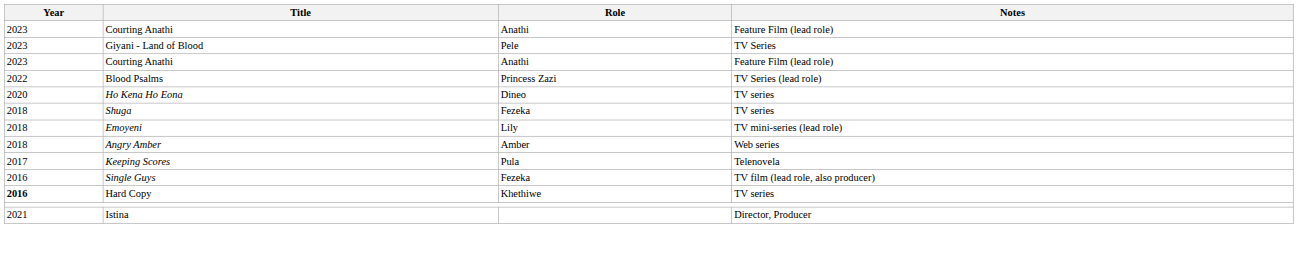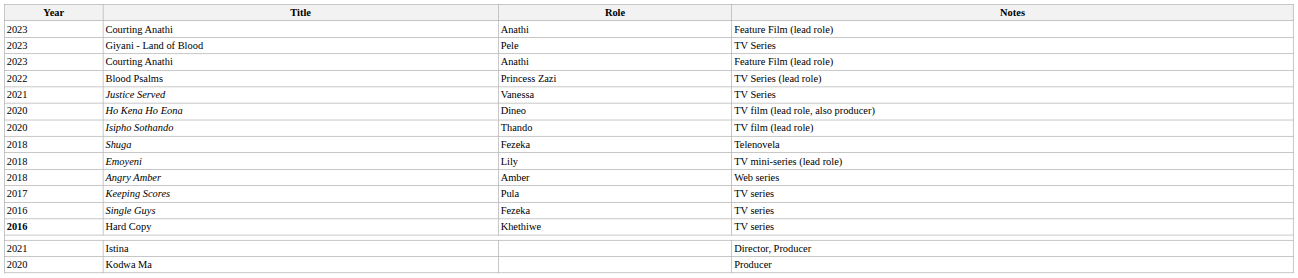+ row: (135, 95)
(754, 95) TV series -> (805, 111) TV film (lead role, also producer)
+ row: (139, 128)
(754, 111) TV series -> (757, 144) Telenovela
(757, 161) Telenovela -> (754, 194) TV series
(805, 177) TV film (lead role, also producer) -> (754, 210) TV series
+ row: (129, 264)
